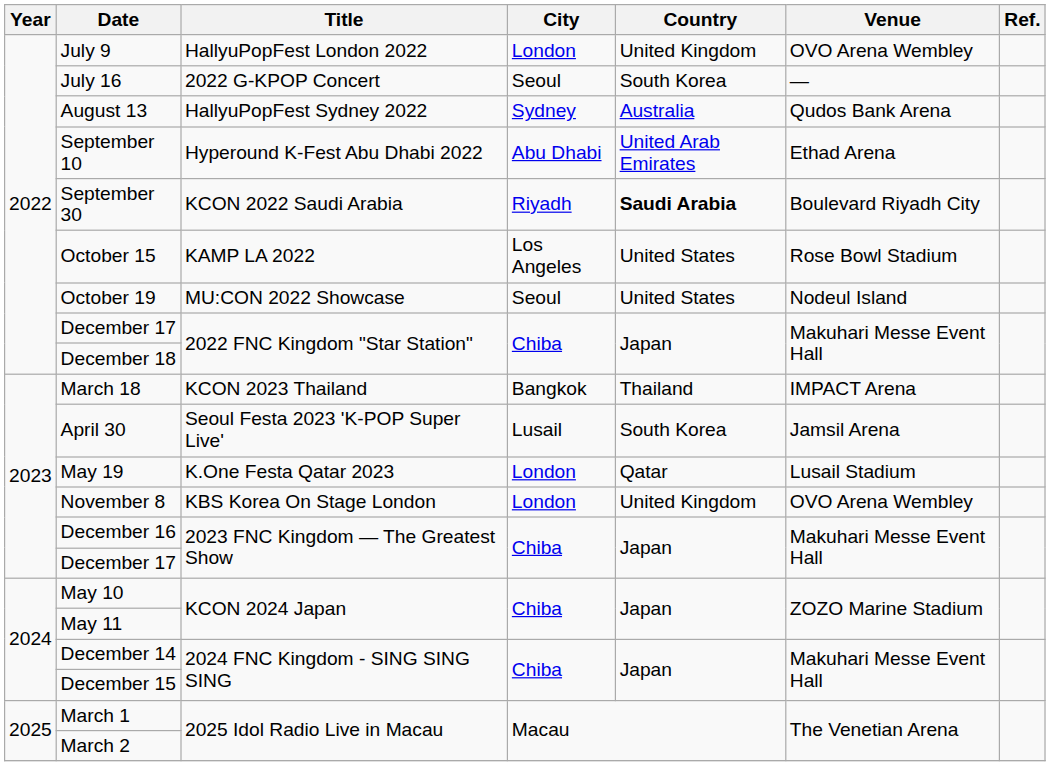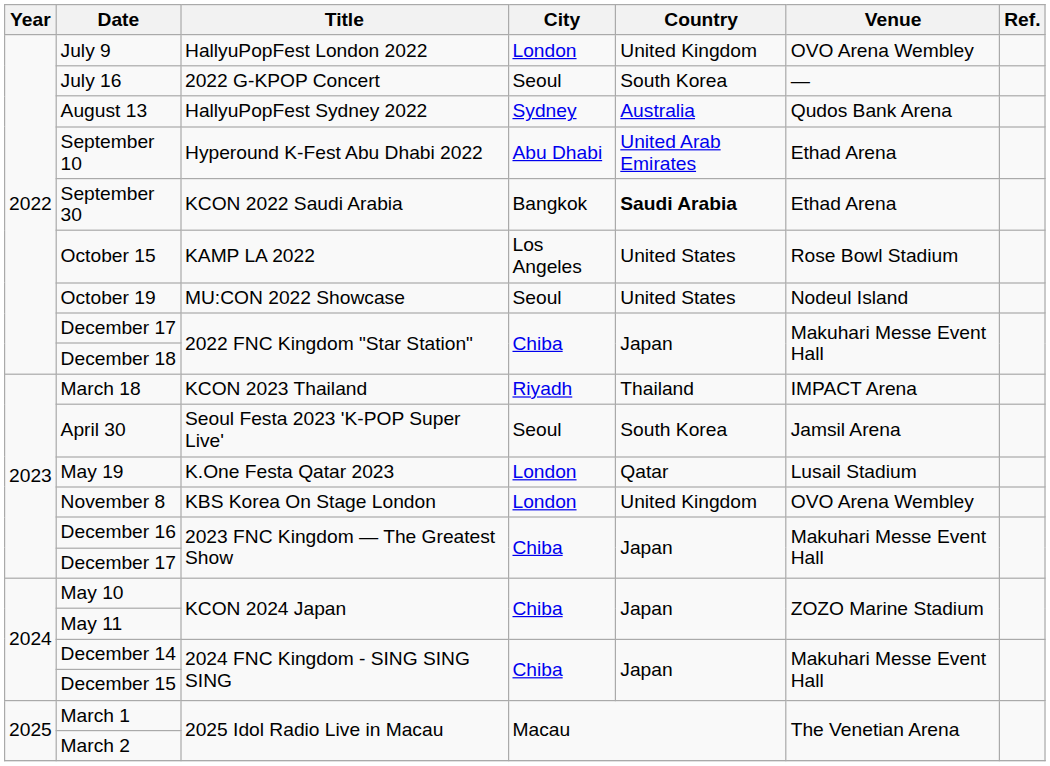(542, 204) Riyadh -> (550, 204) Bangkok
(885, 204) Boulevard Riyadh City -> (844, 204) Ethad Arena
(549, 389) Bangkok -> (542, 389) Riyadh
(537, 430) Lusail -> (537, 430) Seoul
